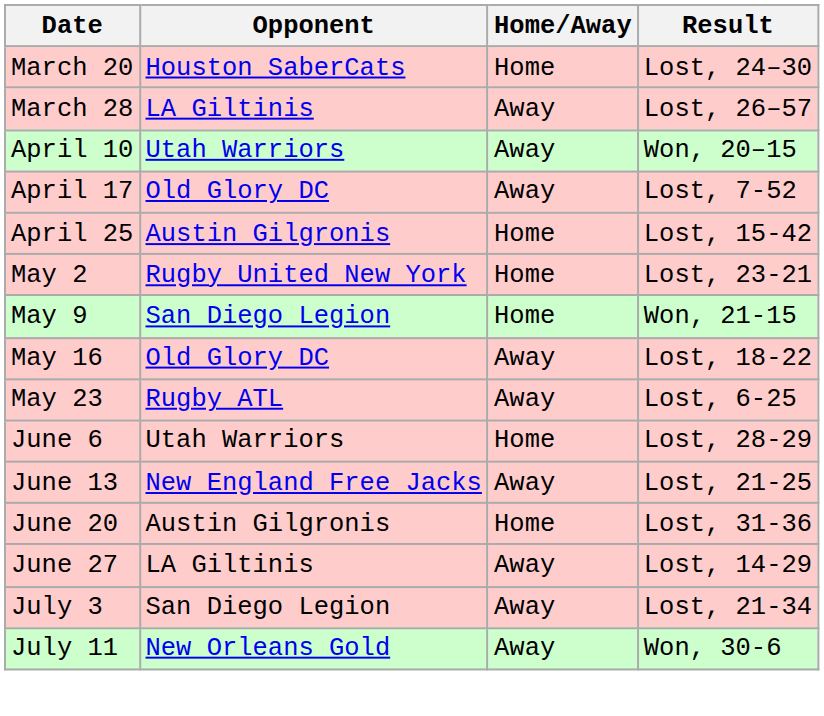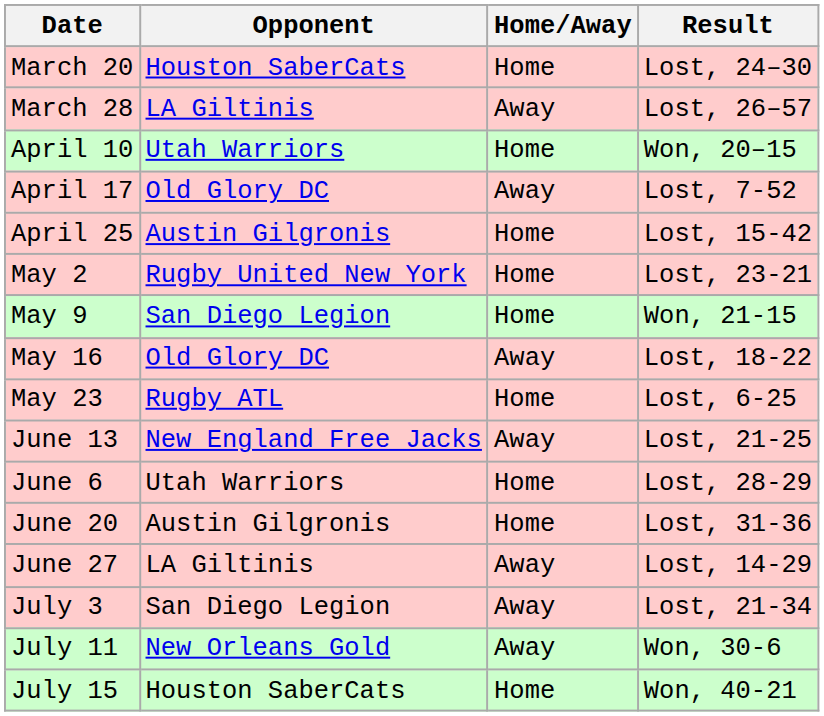(525, 150) Away -> (525, 150) Home
(525, 399) Away -> (525, 399) Home
rows swapped: (57, 441) <-> (65, 483)
+ row: (65, 690)
